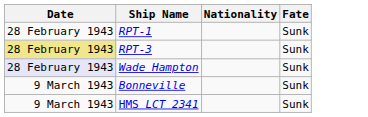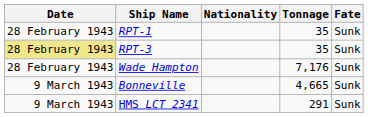+ column: (306, 13)
(60, 67) lavender background -> (60, 67) no background
